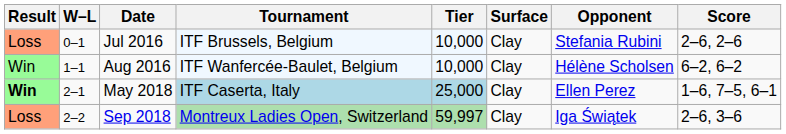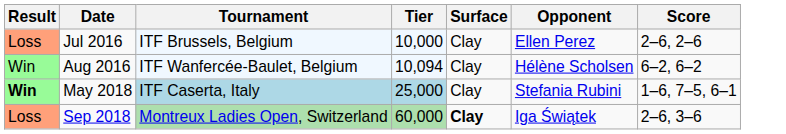- column: (80, 16)
(608, 41) Stefania Rubini -> (555, 41) Ellen Perez
(459, 66) 10,000 -> (419, 66) 10,094
(595, 91) Ellen Perez -> (568, 91) Stefania Rubini
(459, 116) 59,997 -> (419, 116) 60,000
(506, 116) normal -> (467, 116) bold
